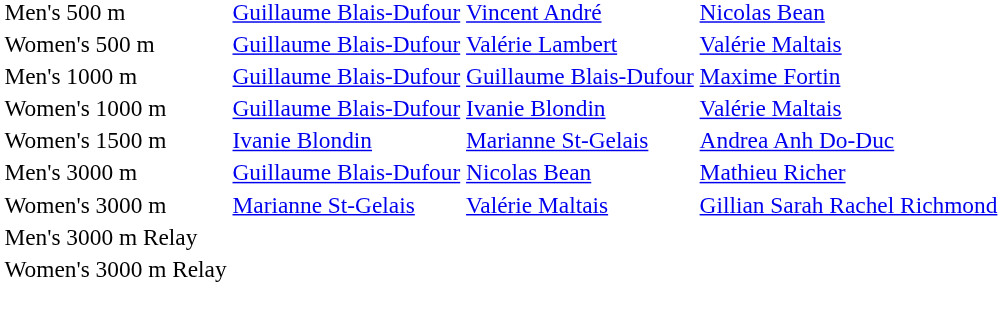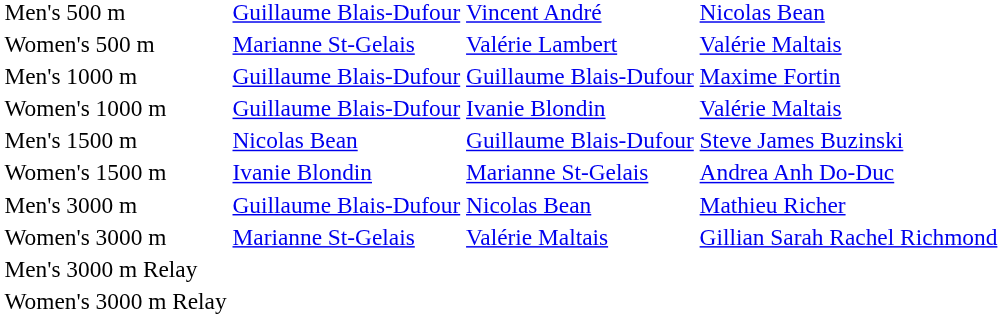(346, 44) Guillaume Blais-Dufour -> (324, 44) Marianne St-Gelais
+ row: (71, 140)
